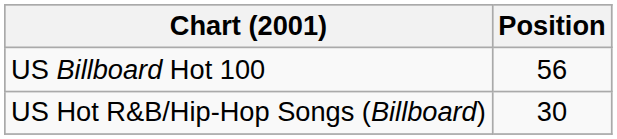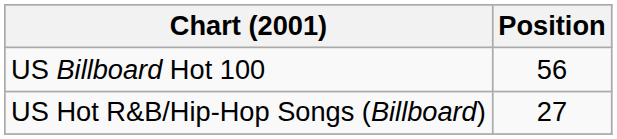(552, 112) 30 -> (552, 112) 27
